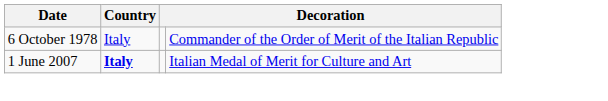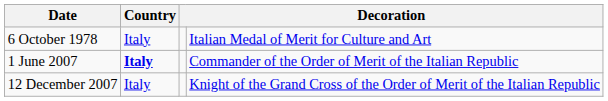(334, 38) Commander of the Order of Merit of the Italian Republic -> (310, 38) Italian Medal of Merit for Culture and Art
(290, 61) Italian Medal of Merit for Culture and Art -> (354, 61) Commander of the Order of Merit of the Italian Republic
+ row: (63, 84)
